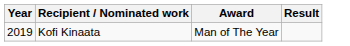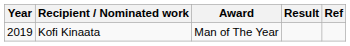+ column: (334, 13)
